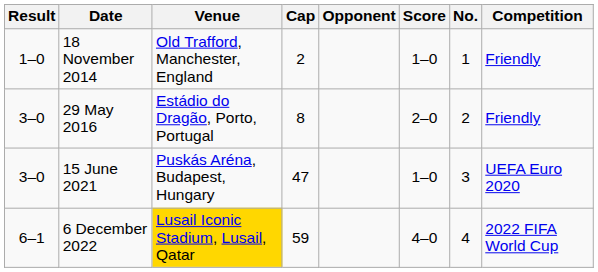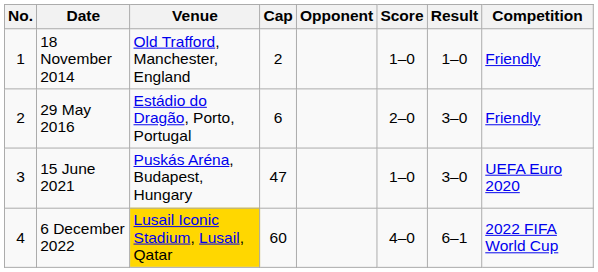columns swapped: (466, 16) <-> (32, 16)
(301, 118) 8 -> (278, 118) 6
(301, 237) 59 -> (278, 237) 60
